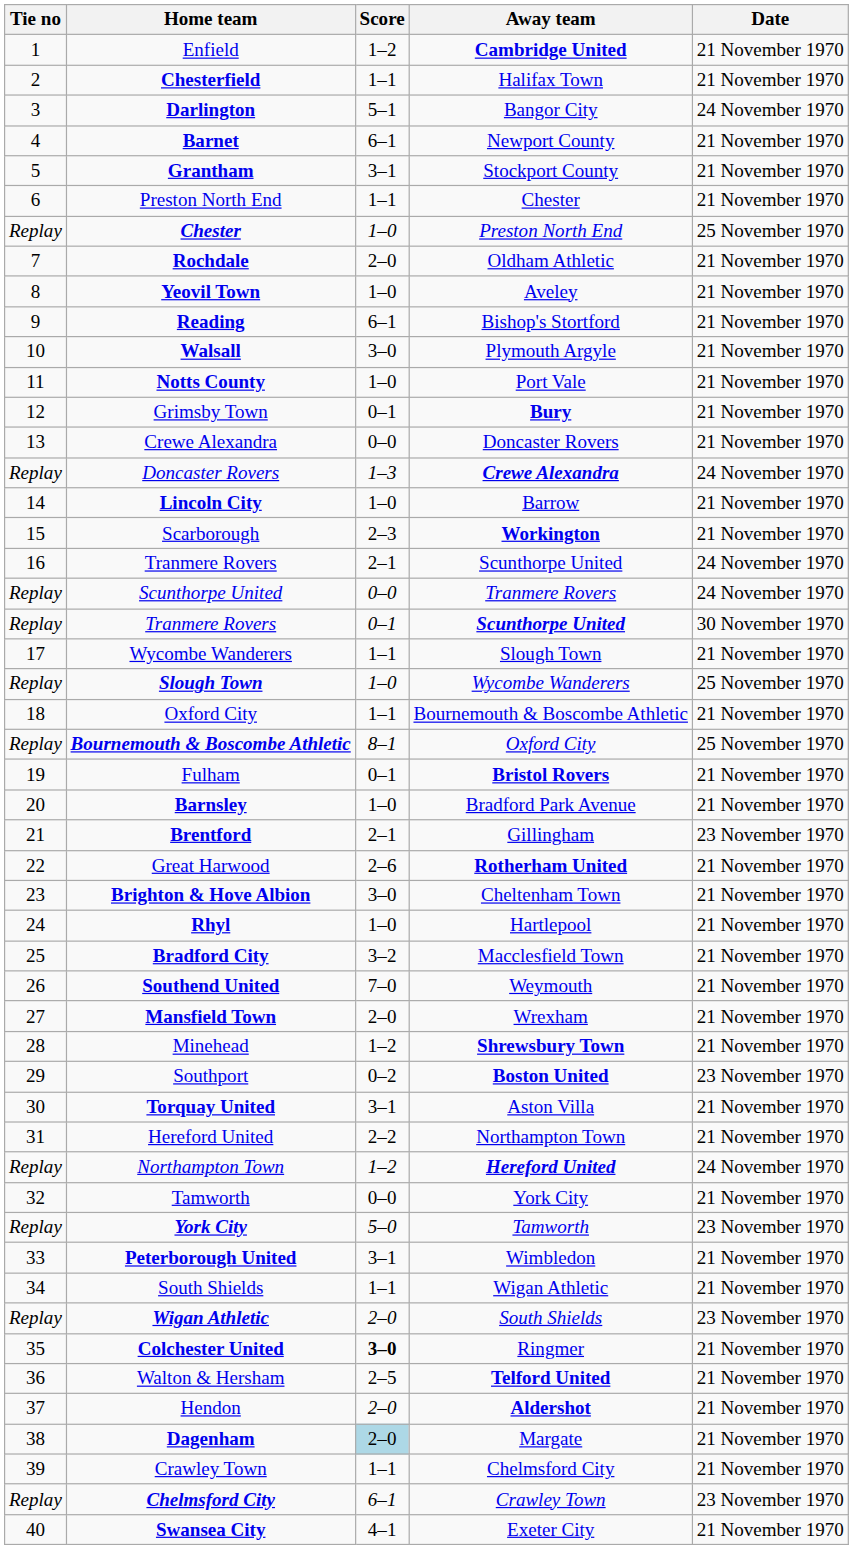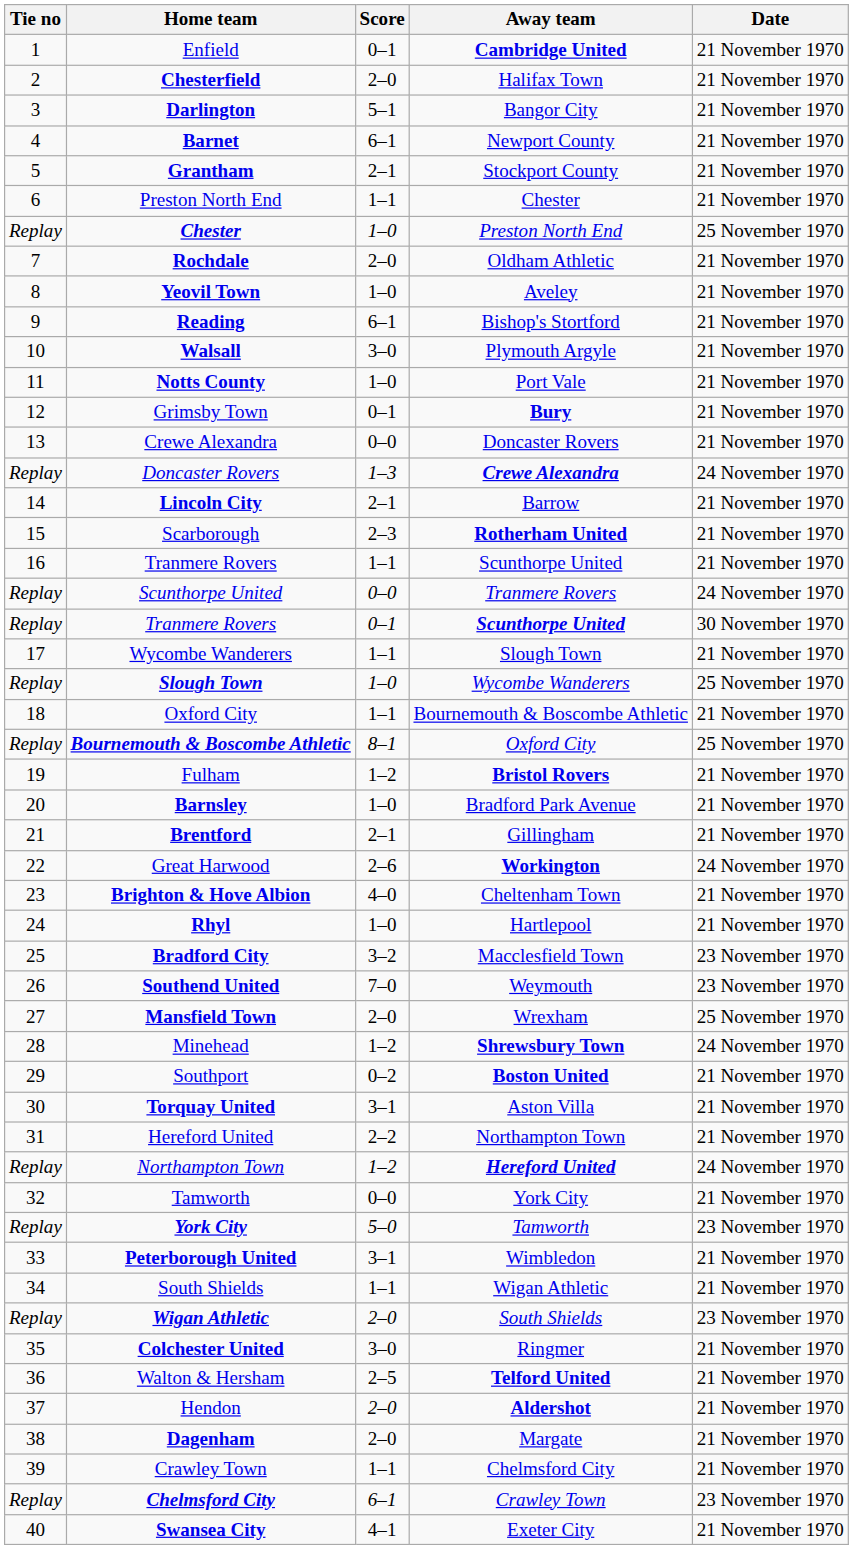(382, 49) 1–2 -> (382, 49) 0–1
(382, 79) 1–1 -> (382, 79) 2–0
(770, 110) 24 November 1970 -> (770, 110) 21 November 1970
(382, 170) 3–1 -> (382, 170) 2–1
(382, 502) 1–0 -> (382, 502) 2–1
(551, 532) Workington -> (551, 532) Rotherham United
(382, 563) 2–1 -> (382, 563) 1–1
(770, 563) 24 November 1970 -> (770, 563) 21 November 1970
(382, 774) 0–1 -> (382, 774) 1–2
(770, 834) 23 November 1970 -> (770, 834) 21 November 1970
(551, 865) Rotherham United -> (551, 865) Workington
(770, 865) 21 November 1970 -> (770, 865) 24 November 1970
(382, 895) 3–0 -> (382, 895) 4–0
(770, 955) 21 November 1970 -> (770, 955) 23 November 1970
(770, 985) 21 November 1970 -> (770, 985) 23 November 1970
(770, 1016) 21 November 1970 -> (770, 1016) 25 November 1970
(770, 1046) 21 November 1970 -> (770, 1046) 24 November 1970
(770, 1076) 23 November 1970 -> (770, 1076) 21 November 1970
(382, 1348) bold -> (382, 1348) normal
(382, 1438) lightblue background -> (382, 1438) no background
